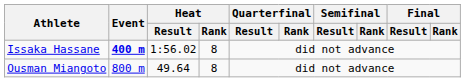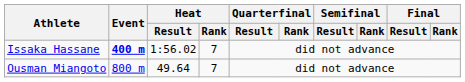(214, 49) 8 -> (214, 49) 7
(214, 68) 8 -> (214, 68) 7
